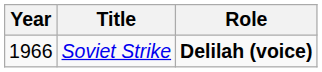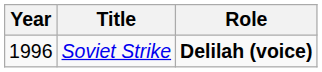(31, 50) 1966 -> (31, 50) 1996
